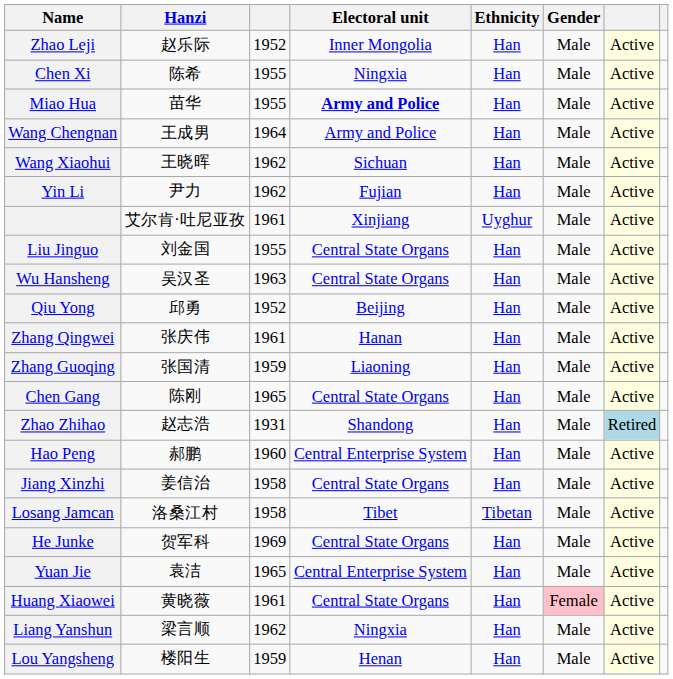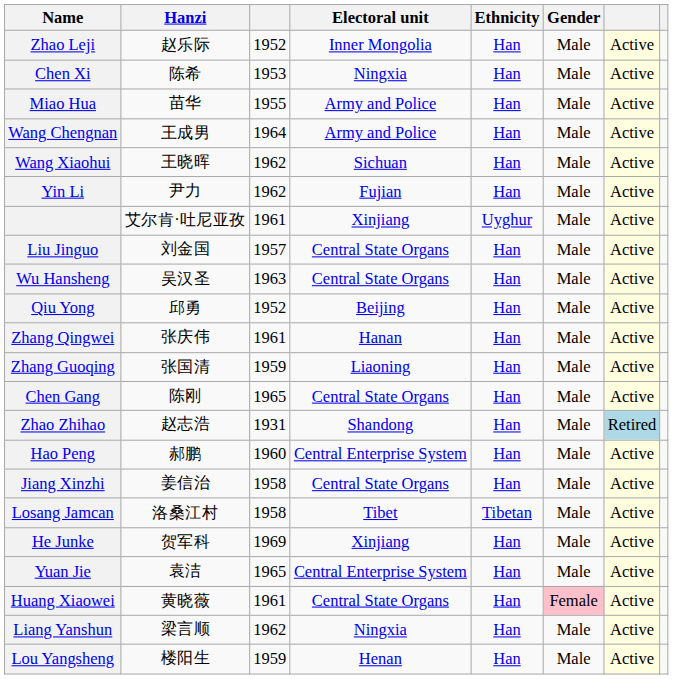(270, 74) 1955 -> (270, 74) 1953
(380, 103) bold -> (380, 103) normal
(270, 249) 1955 -> (270, 249) 1957
(380, 542) Central State Organs -> (380, 542) Xinjiang
